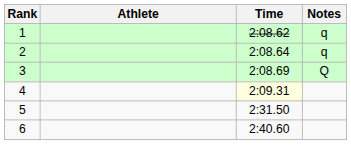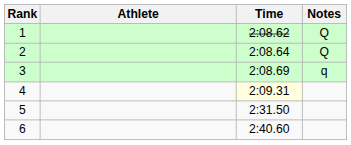(324, 33) q -> (324, 33) Q
(324, 52) q -> (324, 52) Q
(324, 71) Q -> (324, 71) q
